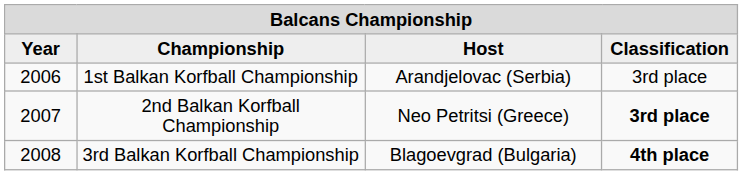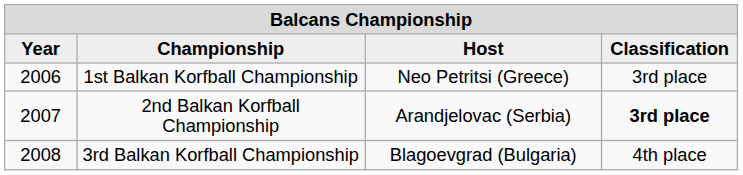(483, 77) Arandjelovac (Serbia) -> (483, 77) Neo Petritsi (Greece)
(483, 116) Neo Petritsi (Greece) -> (483, 116) Arandjelovac (Serbia)
(670, 155) bold -> (670, 155) normal
